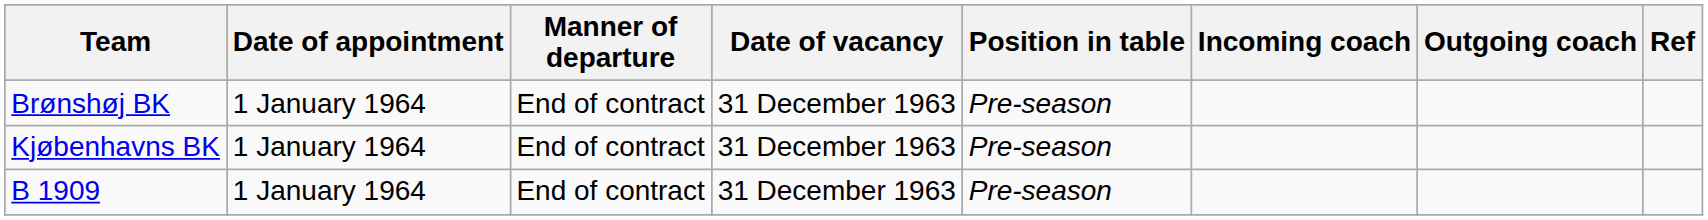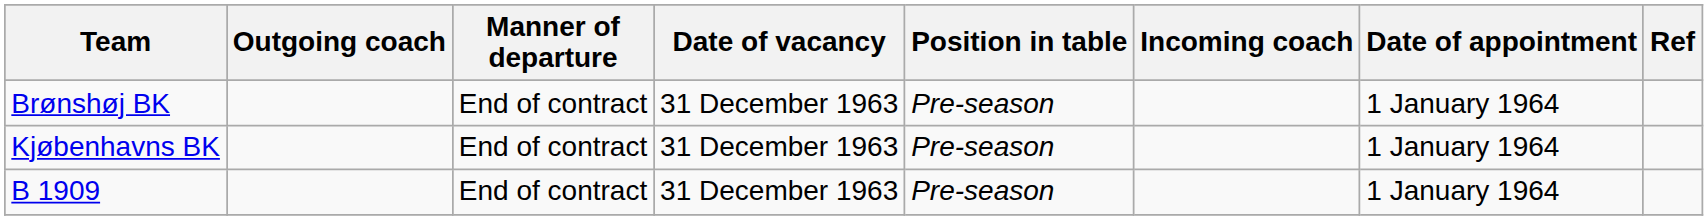columns swapped: (1530, 42) <-> (368, 42)
